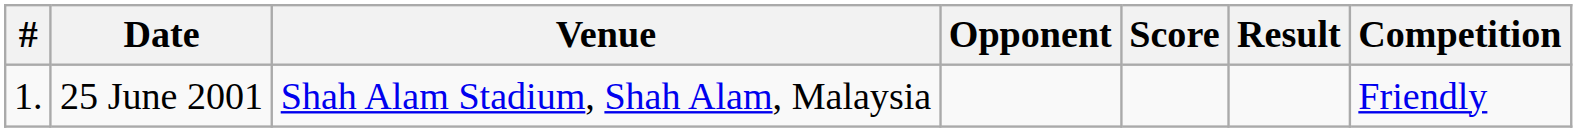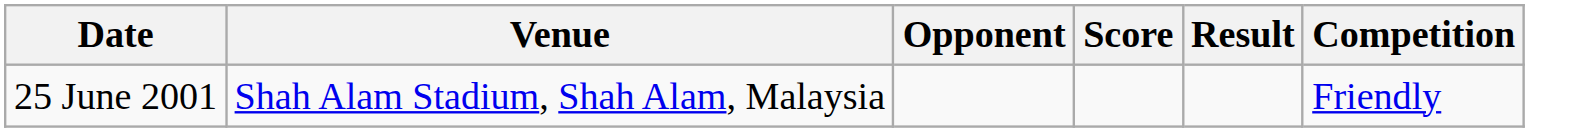- column: (28, 34)
